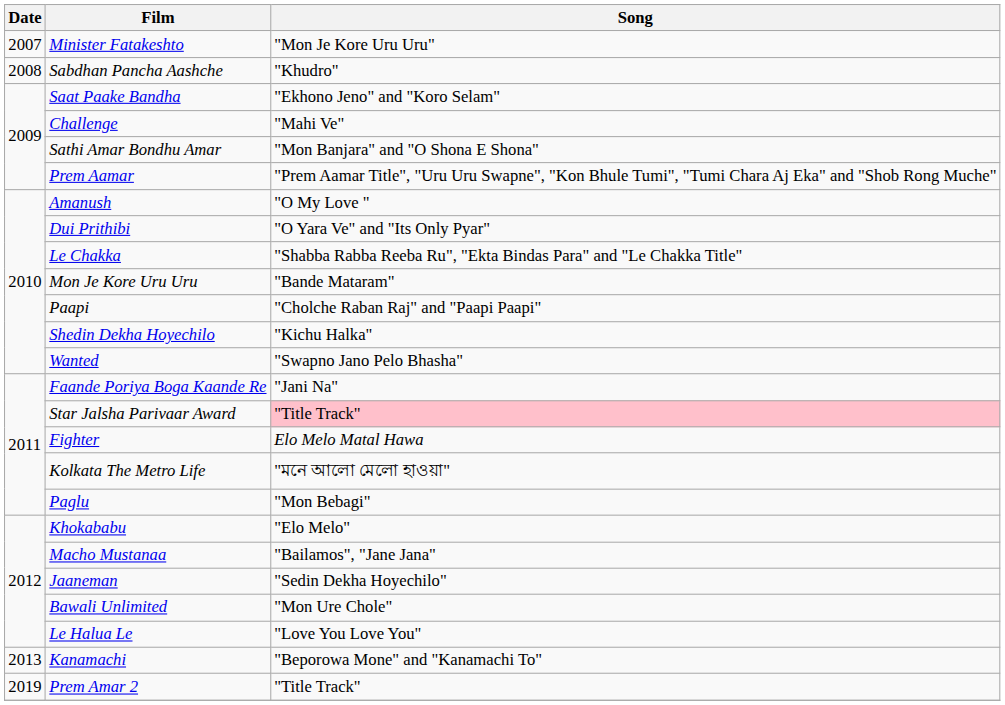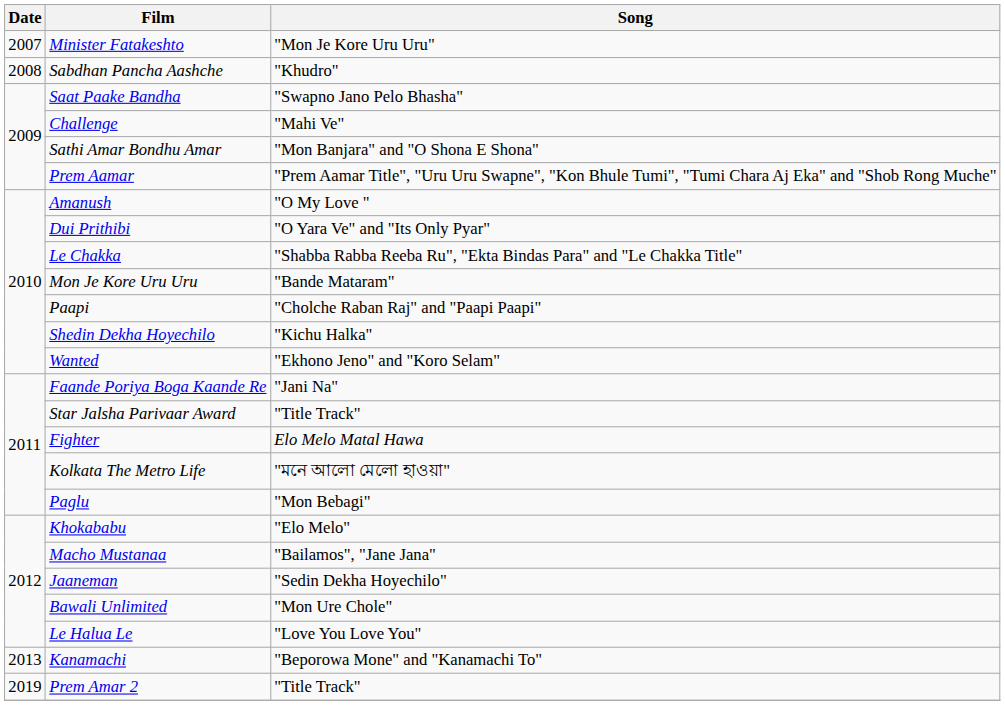(387, 96) "Ekhono Jeno" and "Koro Selam" -> (369, 96) "Swapno Jano Pelo Bhasha"
(369, 360) "Swapno Jano Pelo Bhasha" -> (387, 360) "Ekhono Jeno" and "Koro Selam"
(317, 413) pink background -> (317, 413) no background
